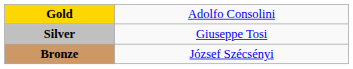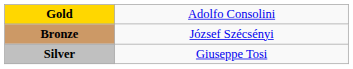rows swapped: (59, 34) <-> (59, 53)
